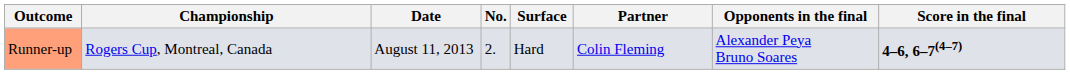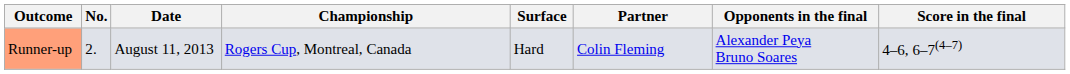columns swapped: (496, 16) <-> (226, 16)
(922, 48) bold -> (922, 48) normal
